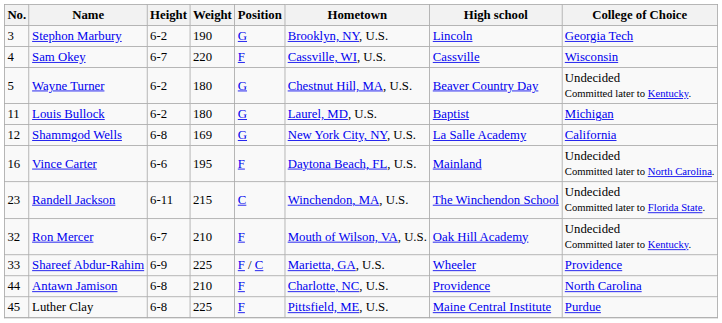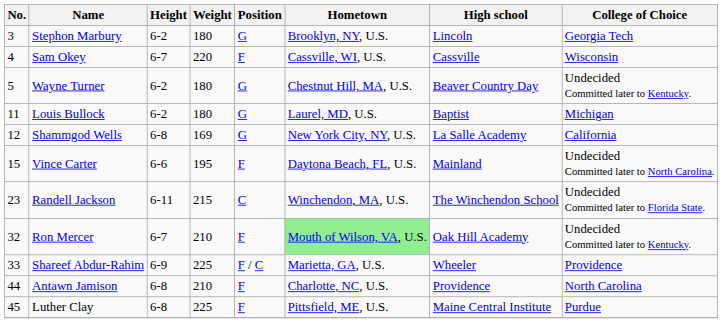(202, 36) 190 -> (202, 36) 180
(14, 164) 16 -> (14, 164) 15
(357, 236) no background -> (357, 236) lightgreen background
